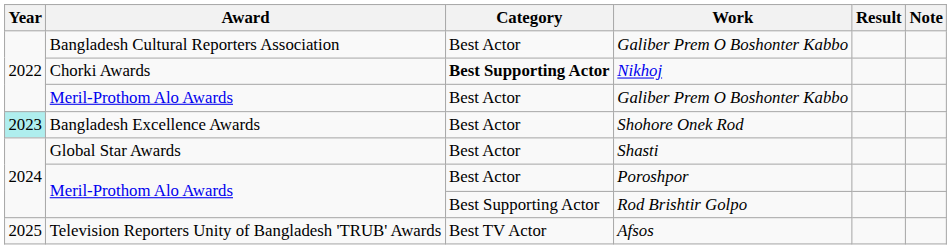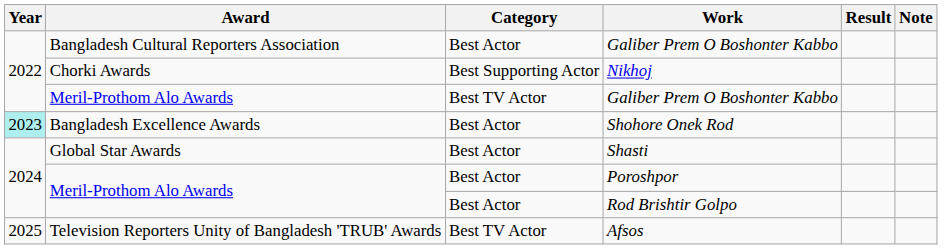(529, 71) bold -> (524, 71) normal
(485, 97) Best Actor -> (498, 97) Best TV Actor
(524, 204) Best Supporting Actor -> (485, 204) Best Actor
